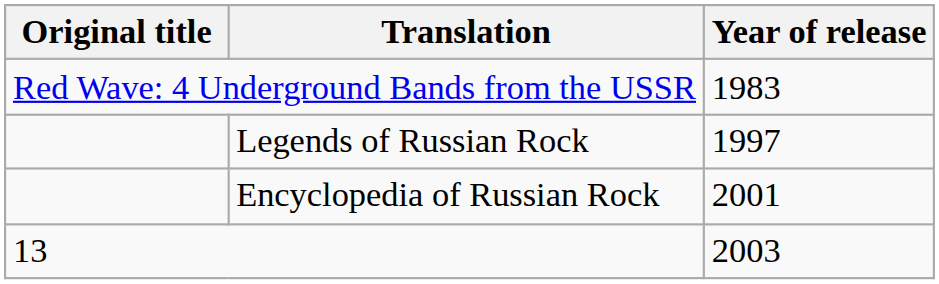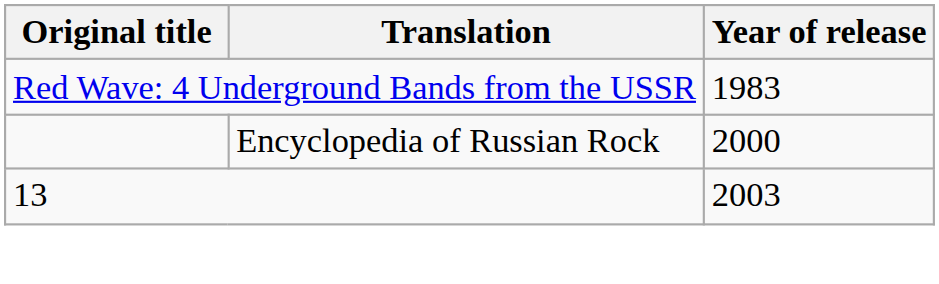- row: (412, 140)
(746, 195) 2001 -> (746, 140) 2000
